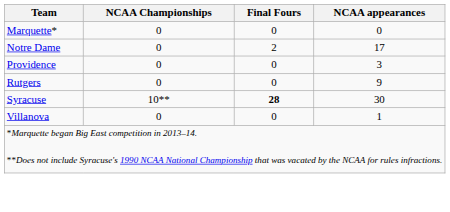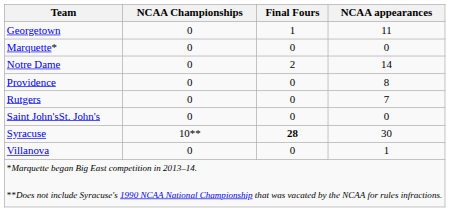+ row: (34, 30)
(379, 47) 17 -> (386, 64) 14
(379, 64) 3 -> (386, 82) 8
(379, 82) 9 -> (386, 99) 7
+ row: (53, 116)
